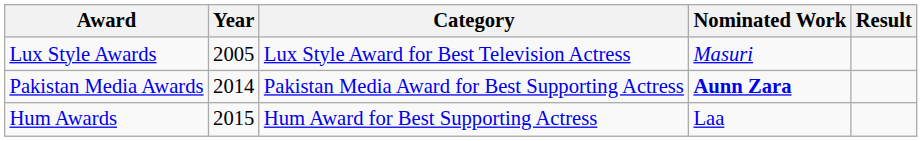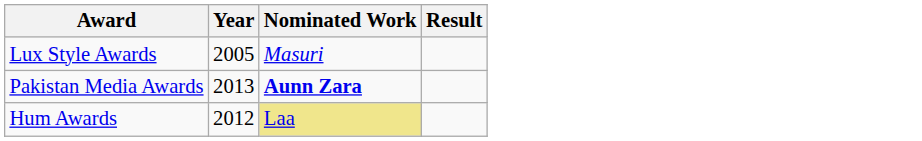- column: (474, 20)
(234, 86) 2014 -> (234, 86) 2013
(234, 119) 2015 -> (234, 119) 2012
(709, 119) no background -> (279, 119) khaki background
